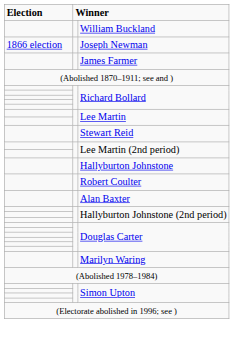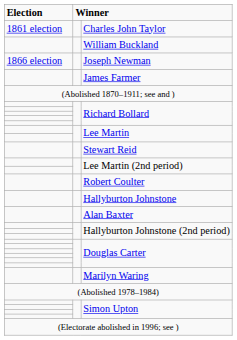+ row: (34, 28)
rows swapped: (39, 182) <-> (39, 166)
